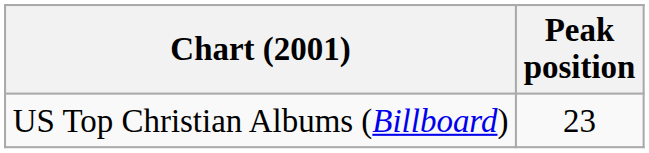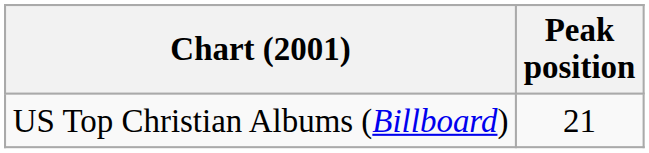(580, 119) 23 -> (580, 119) 21
